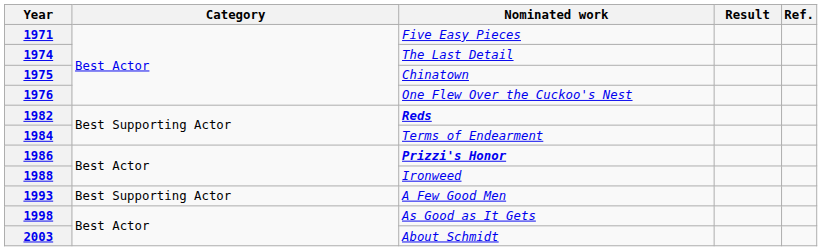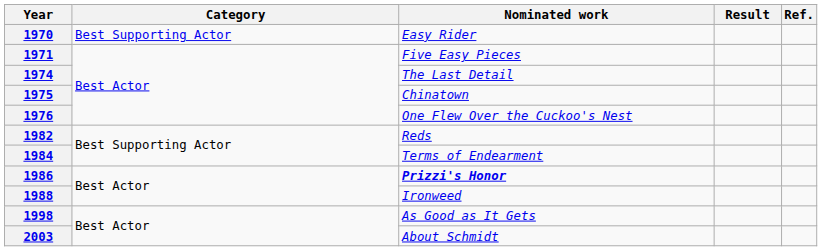+ row: (38, 35)
(417, 115) bold -> (417, 135) normal
- row: (38, 196)
